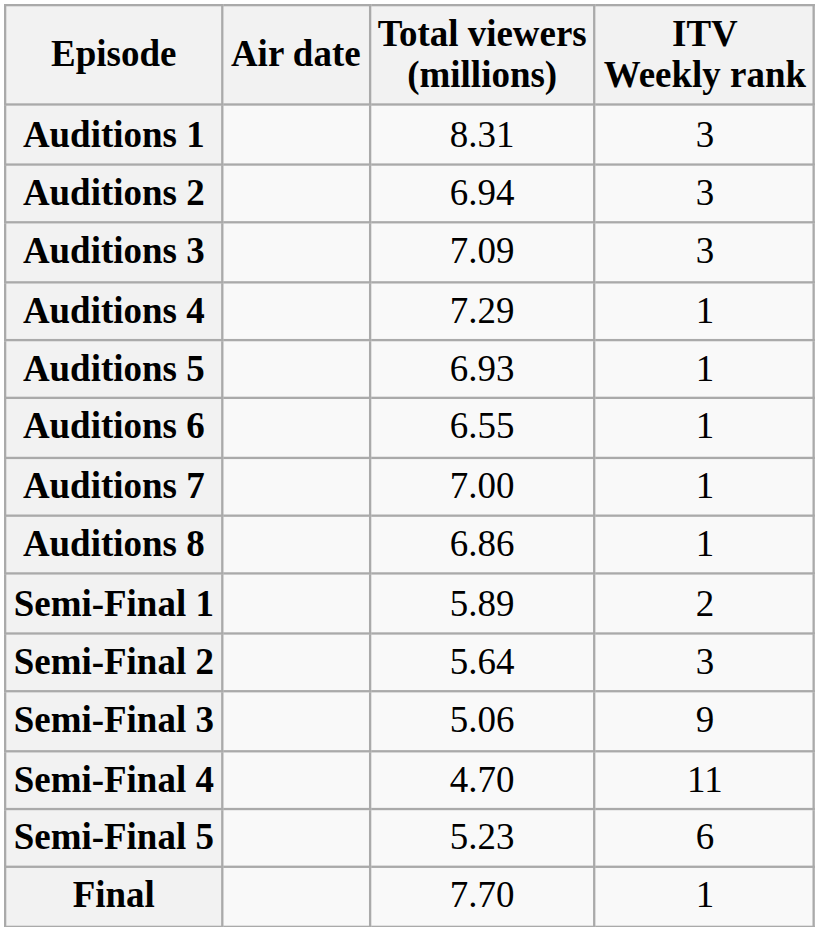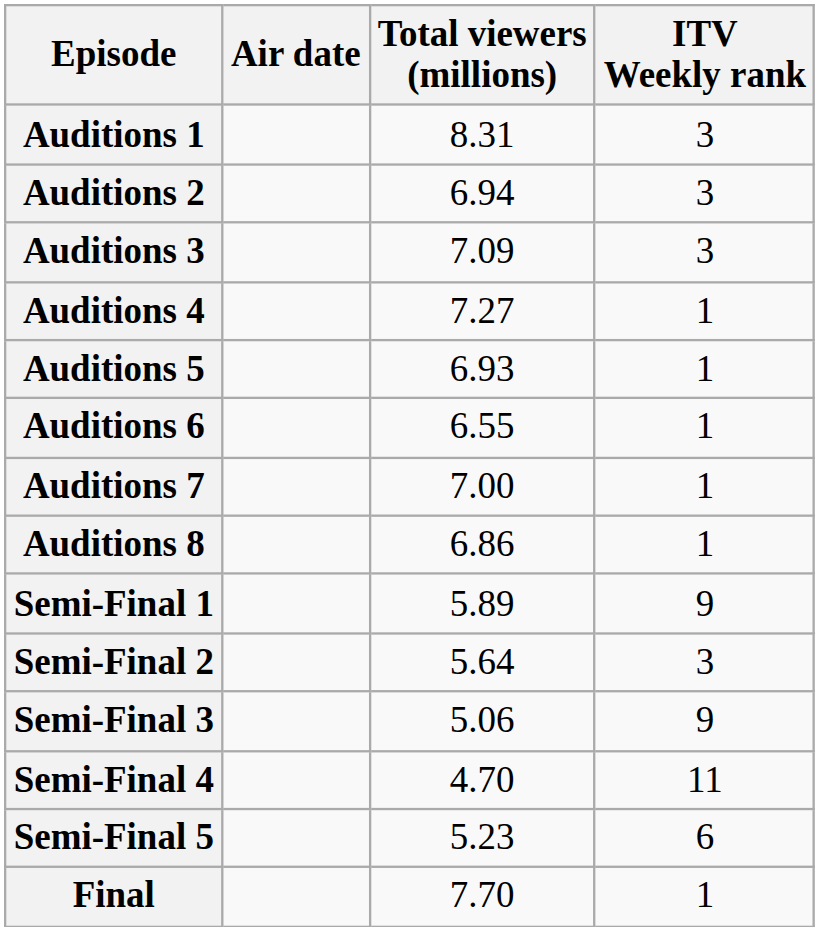(482, 309) 7.29 -> (482, 309) 7.27
(705, 602) 2 -> (705, 602) 9
